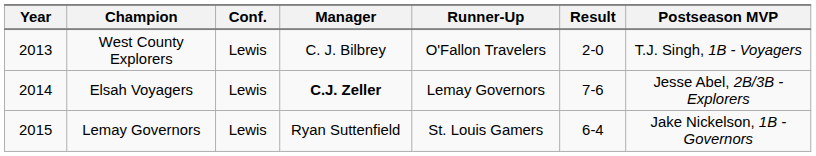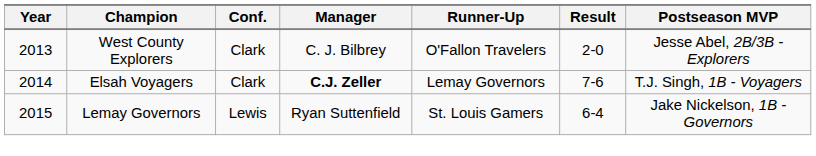(248, 50) Lewis -> (248, 50) Clark
(718, 50) T.J. Singh, 1B - Voyagers -> (718, 50) Jesse Abel, 2B/3B - Explorers
(248, 90) Lewis -> (248, 82) Clark
(718, 90) Jesse Abel, 2B/3B - Explorers -> (718, 82) T.J. Singh, 1B - Voyagers
